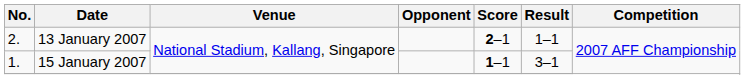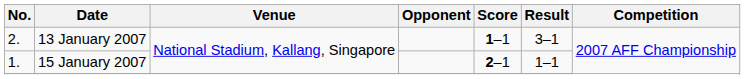(498, 39) 2–1 -> (498, 39) 1–1
(547, 39) 1–1 -> (547, 39) 3–1
(498, 62) 1–1 -> (498, 62) 2–1
(547, 62) 3–1 -> (547, 62) 1–1
